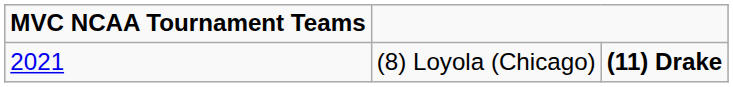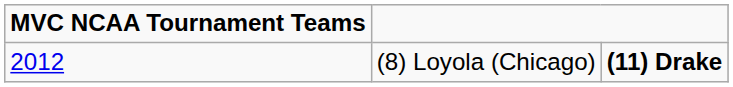(37, 61) 2021 -> (37, 61) 2012
